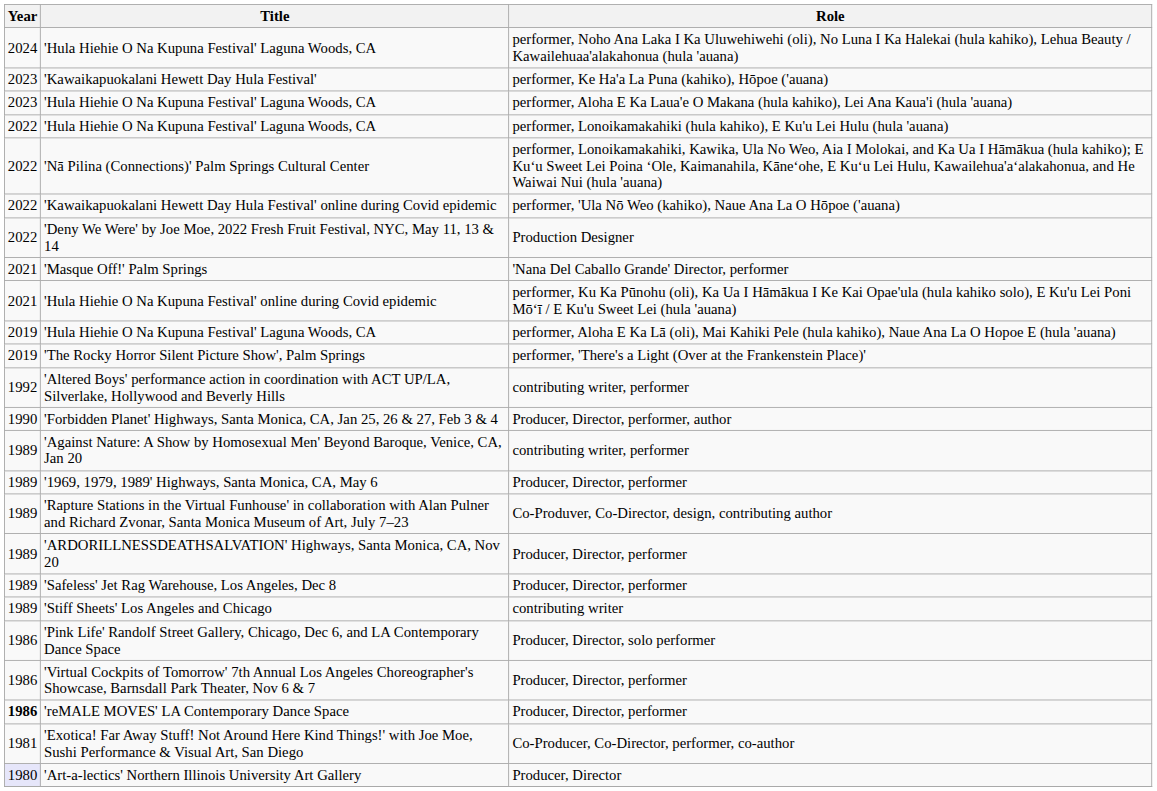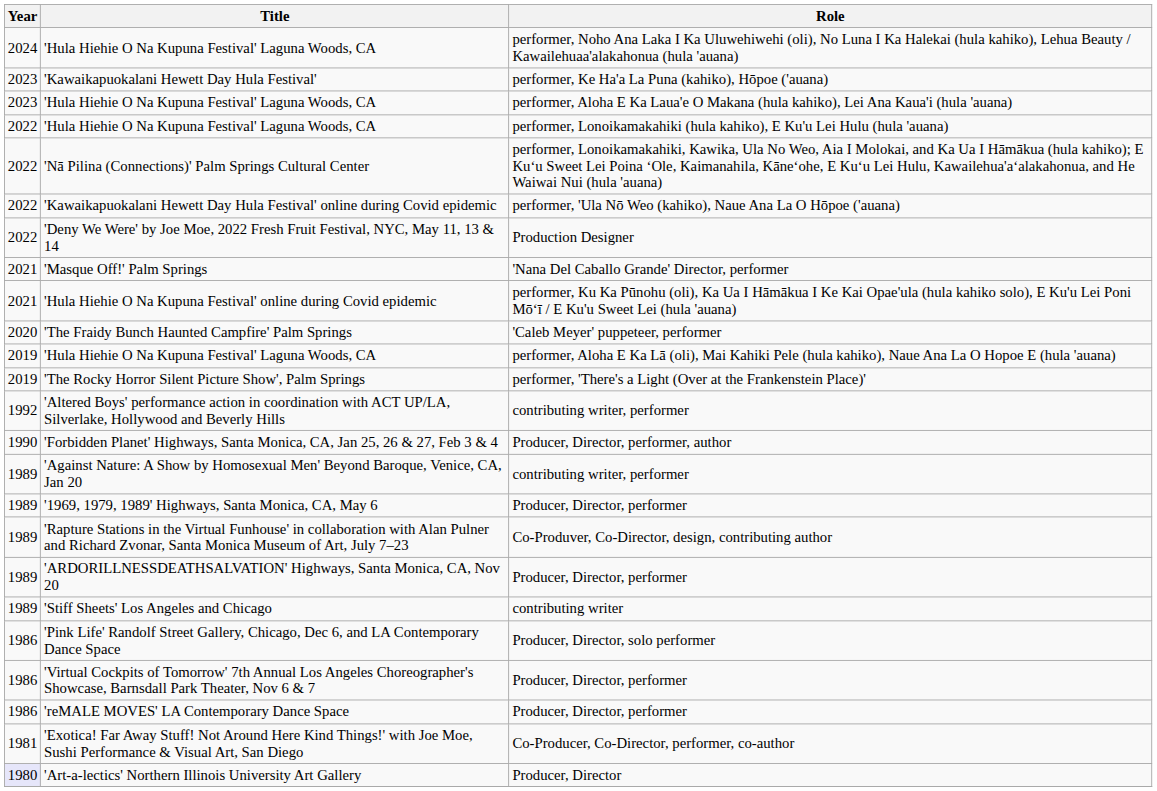+ row: (198, 332)
- row: (190, 585)
(23, 711) bold -> (23, 711) normal
